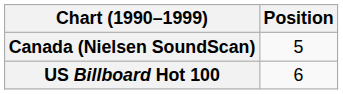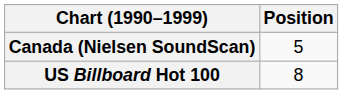(299, 74) 6 -> (299, 74) 8
